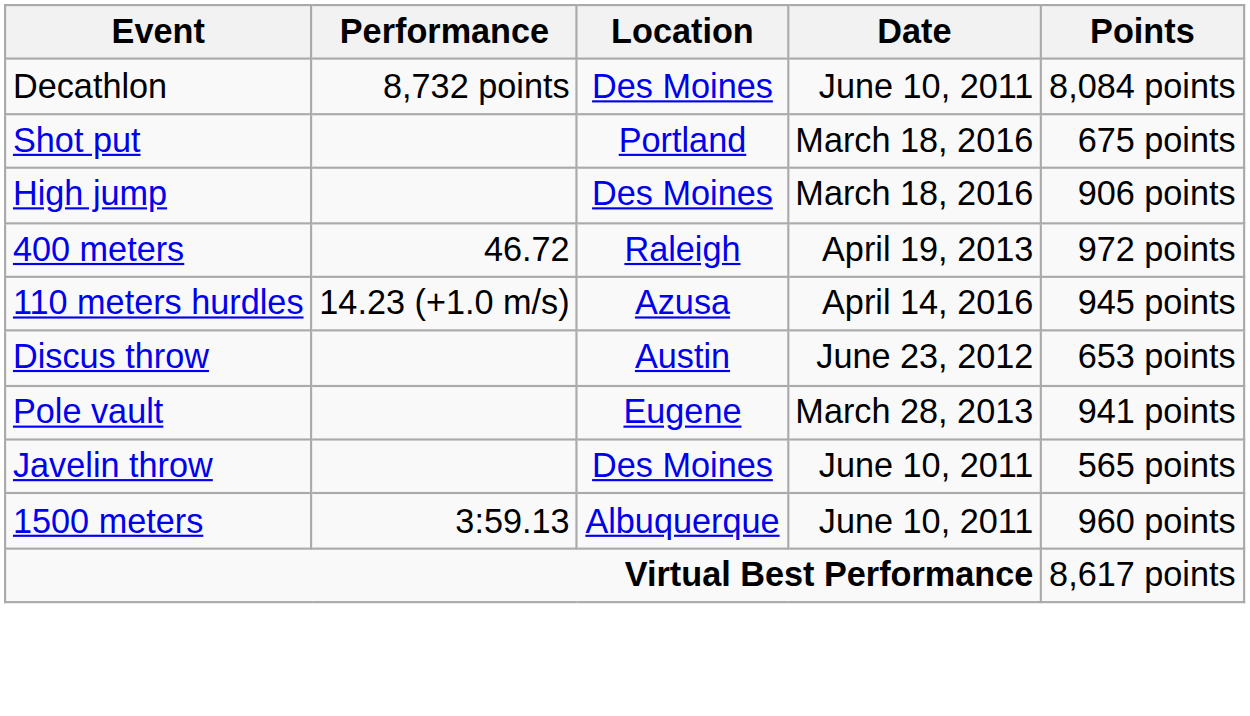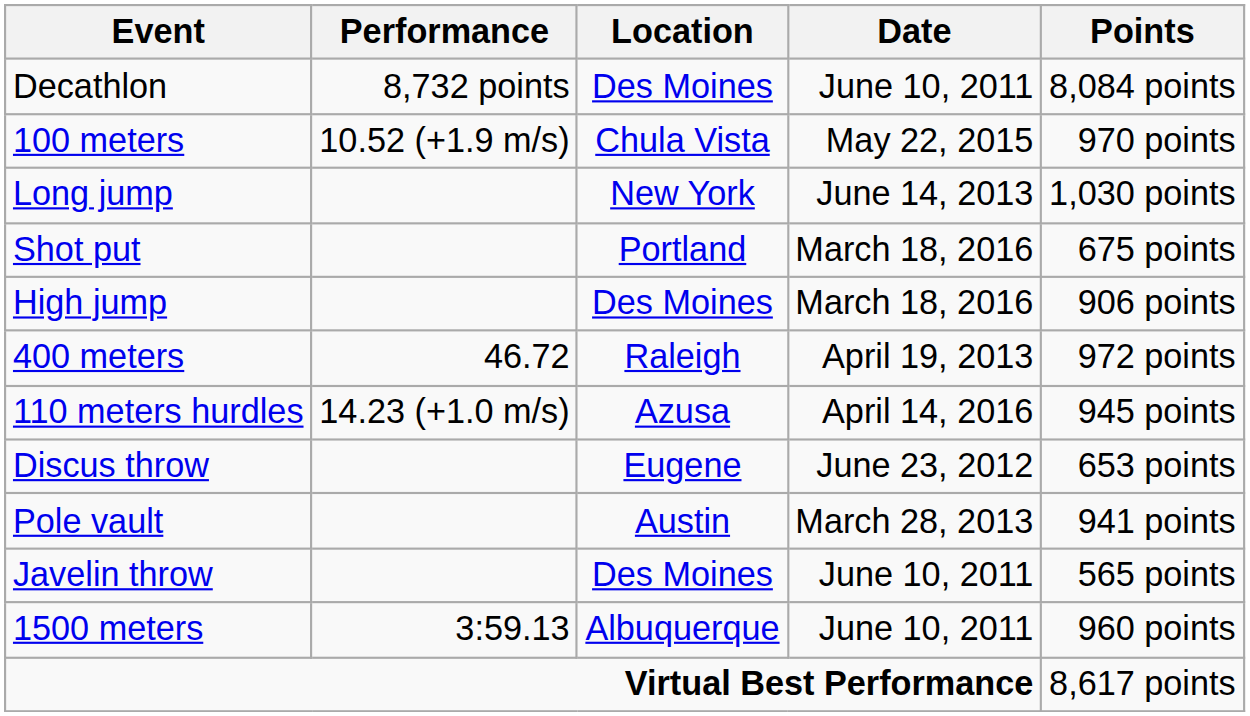+ row: (99, 140)
+ row: (93, 194)
(682, 357) Austin -> (682, 466) Eugene
(682, 411) Eugene -> (682, 520) Austin
